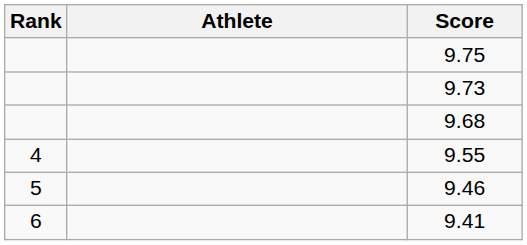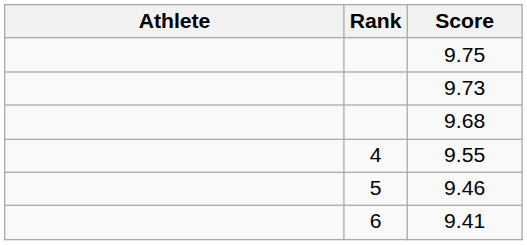columns swapped: (36, 21) <-> (237, 21)
